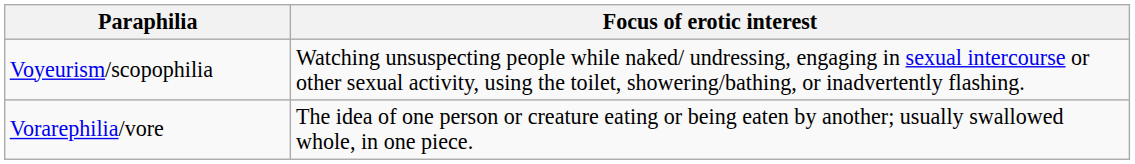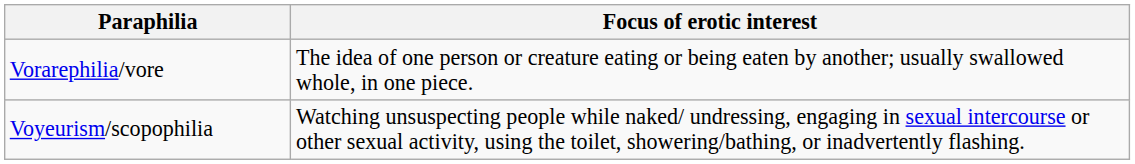rows swapped: (87, 129) <-> (111, 69)
